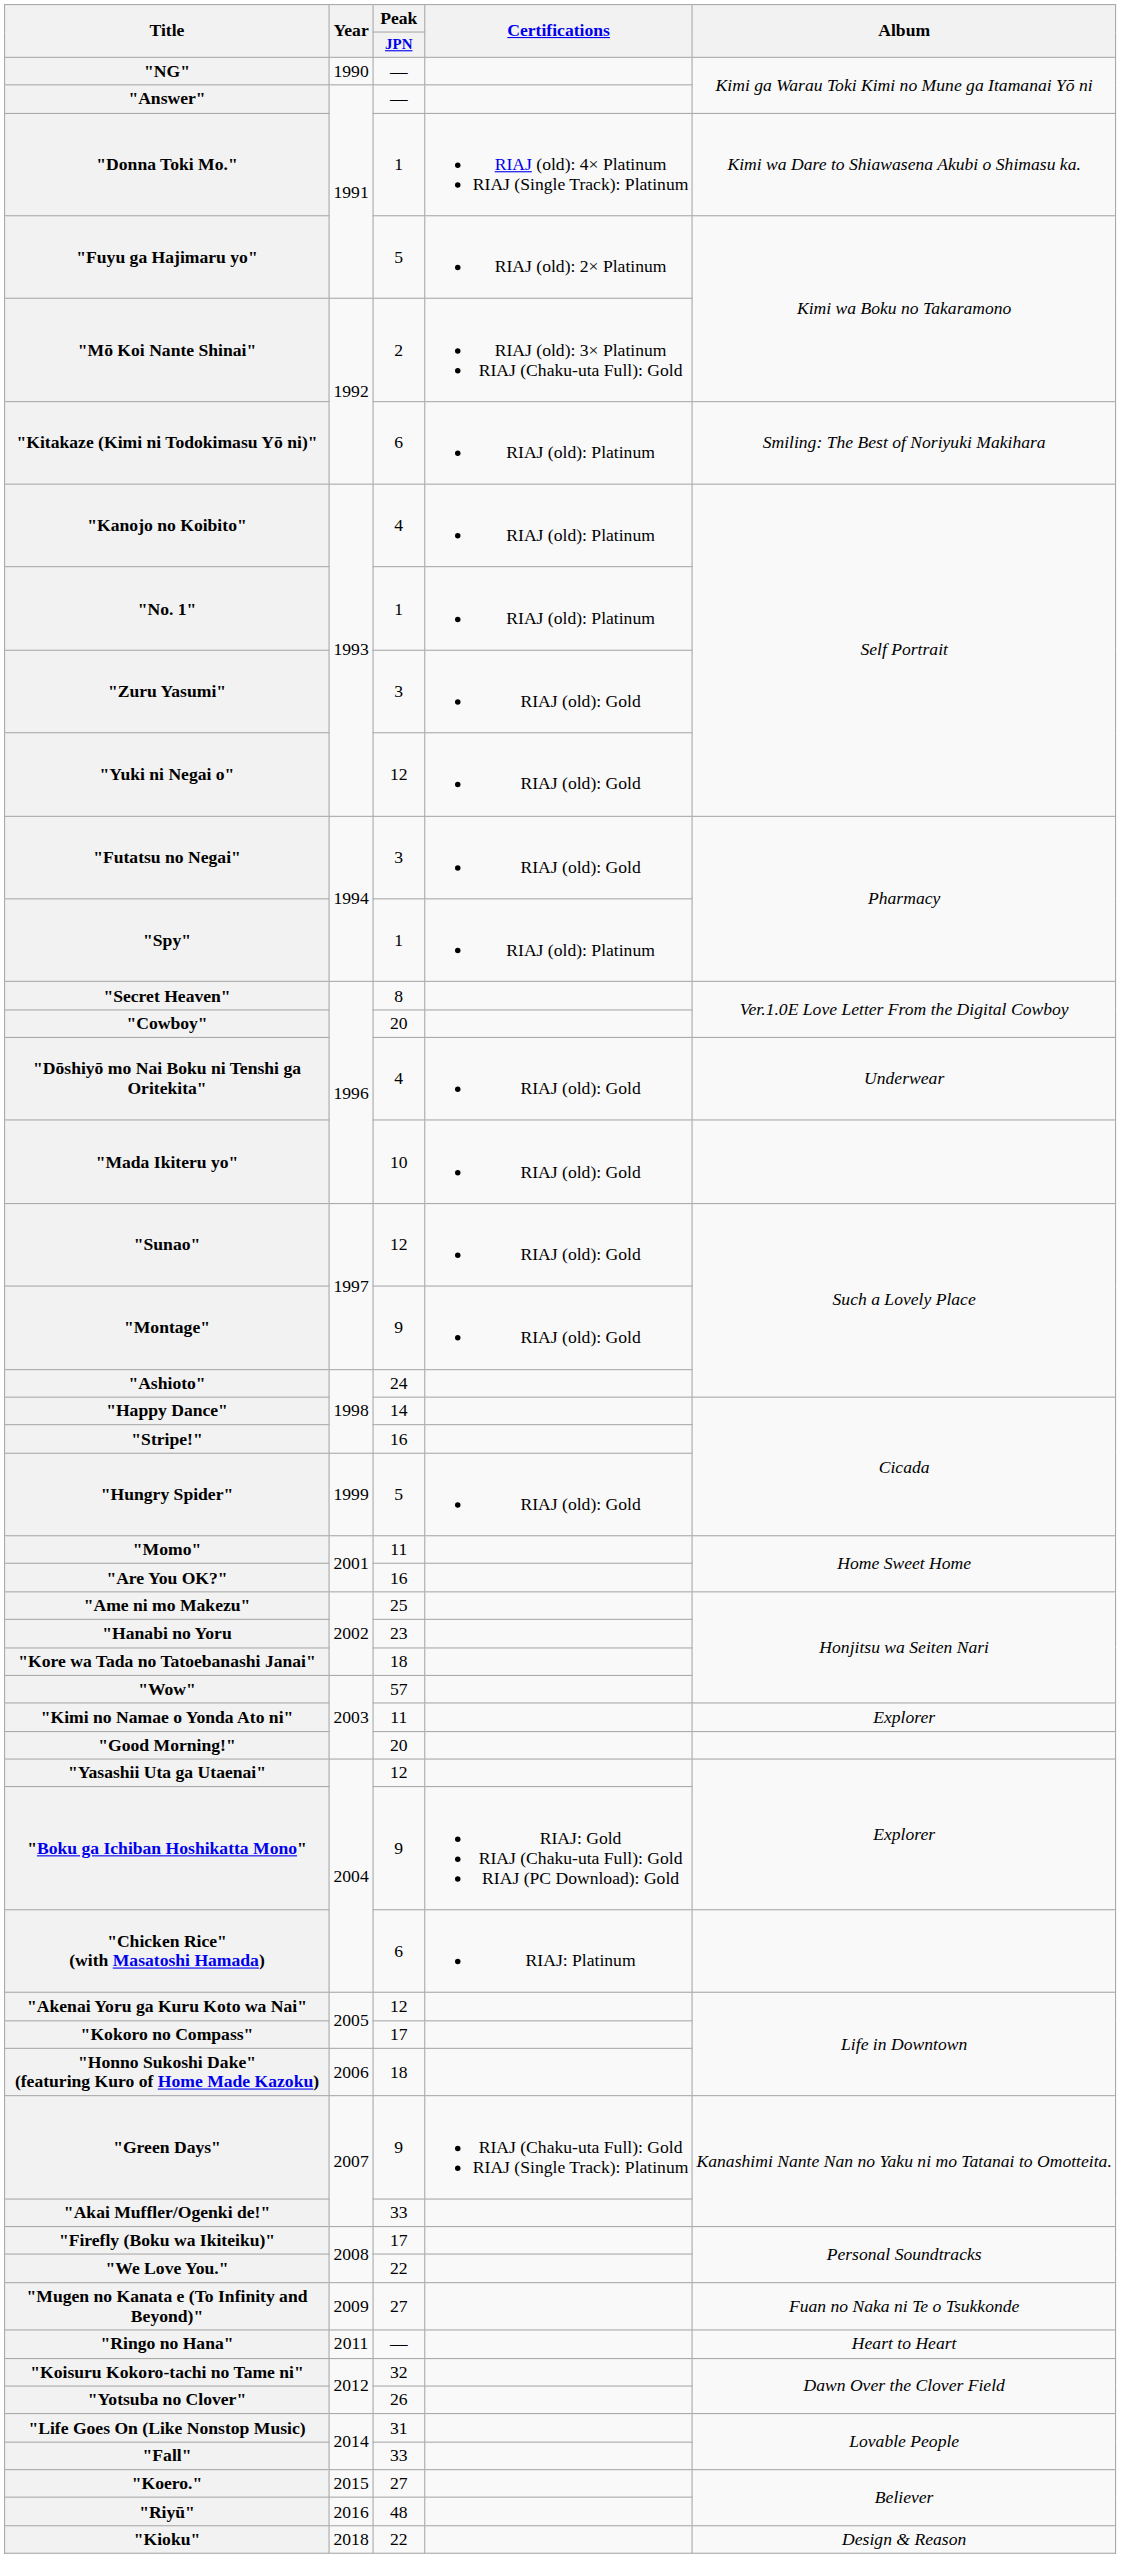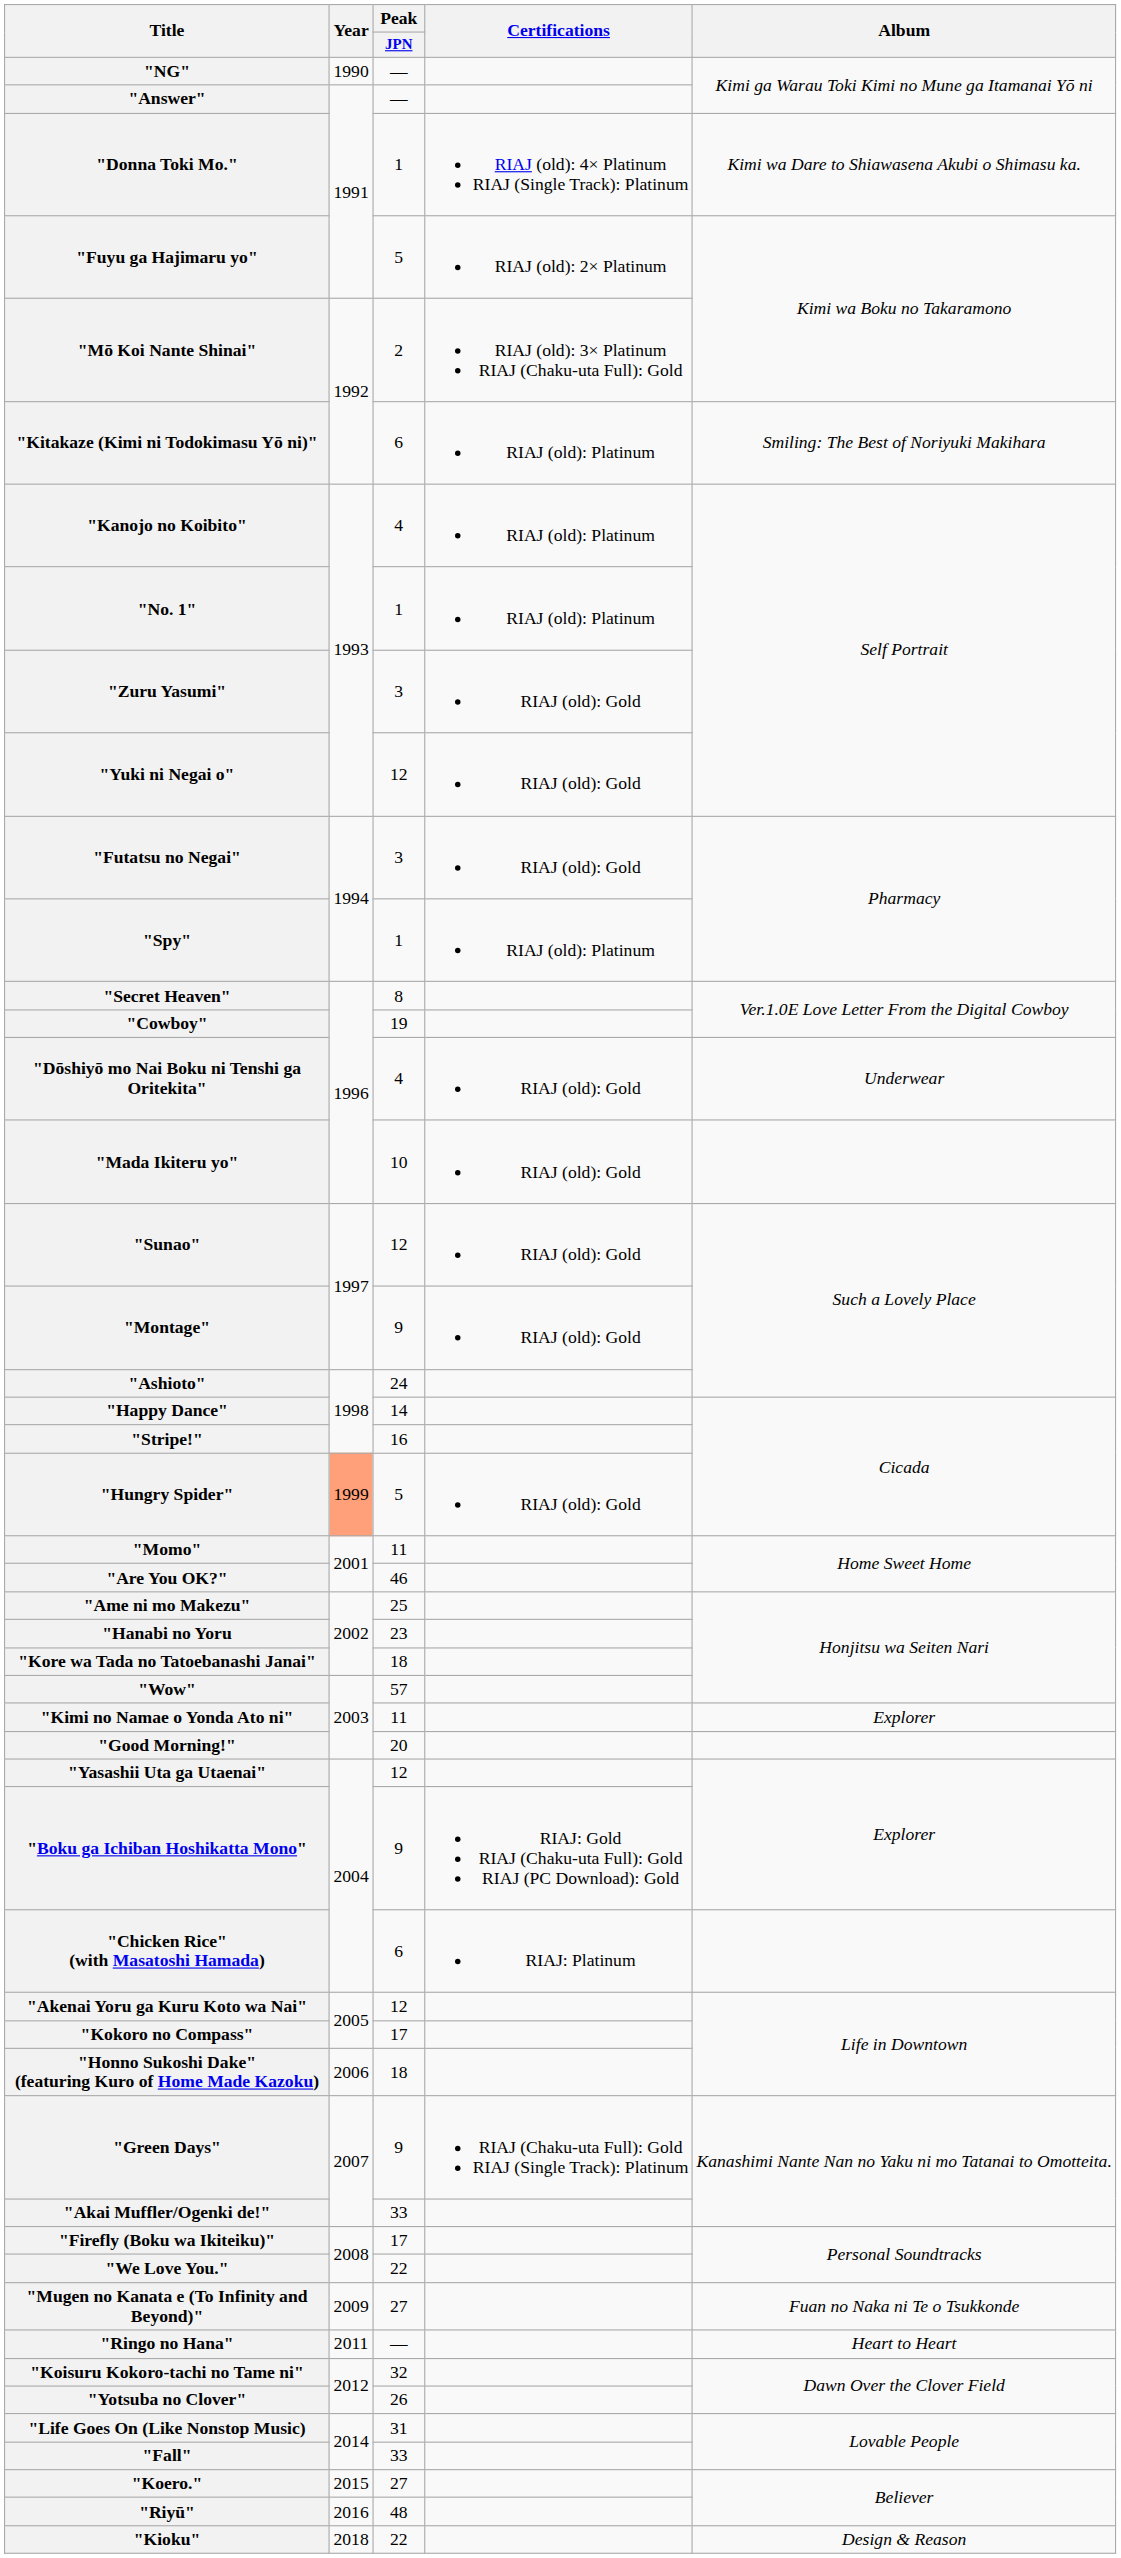(399, 1023) 20 -> (399, 1023) 19
(351, 1494) no background -> (351, 1494) lightsalmon background
(399, 1577) 16 -> (399, 1577) 46
